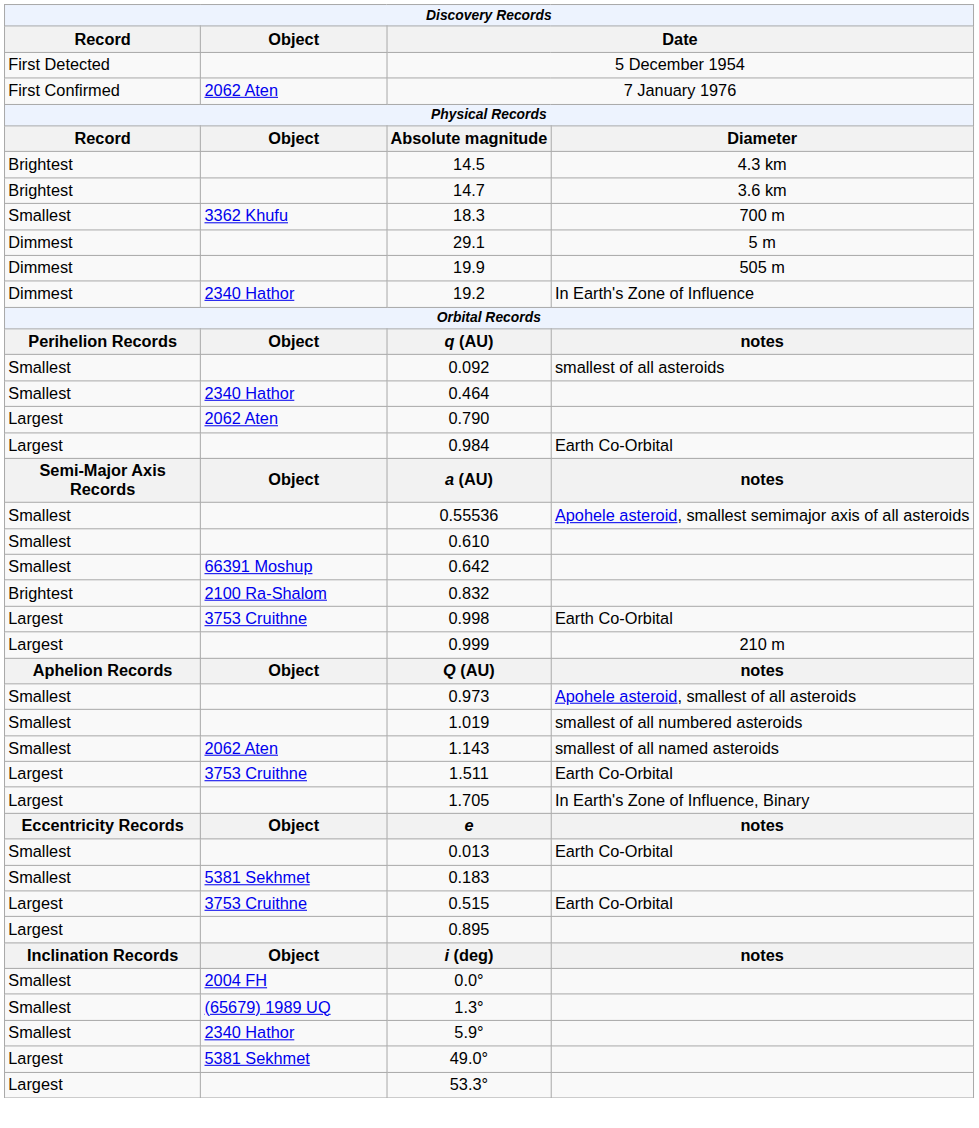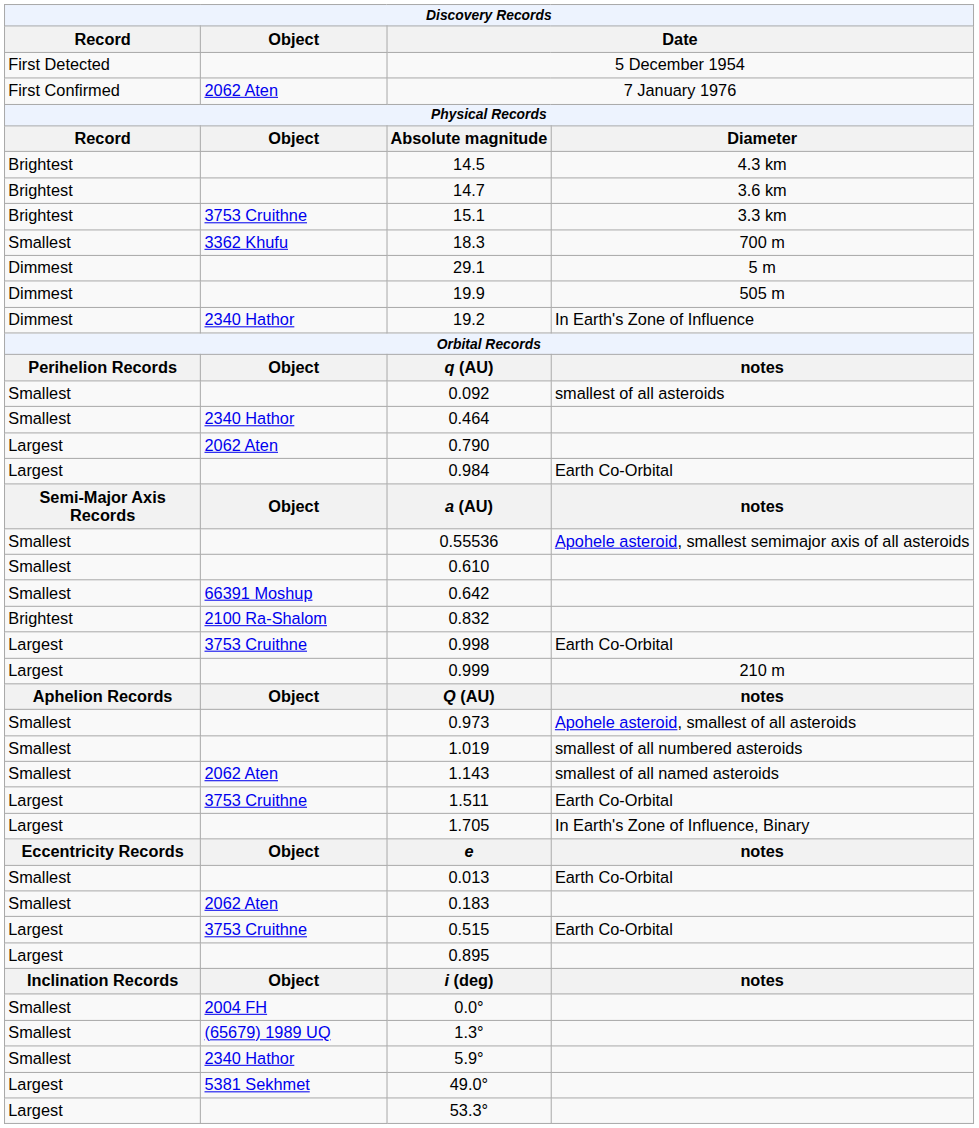+ row: (469, 216)
(257, 877) 5381 Sekhmet -> (241, 903) 2062 Aten
